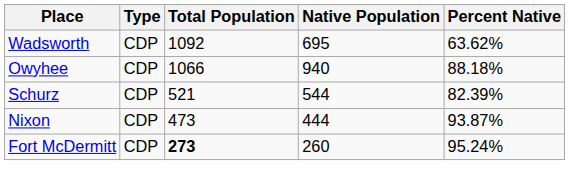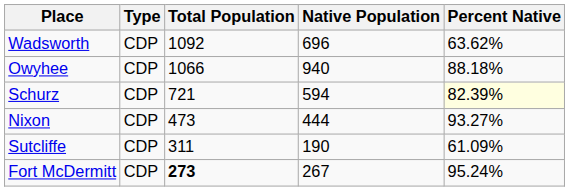(316, 43) 695 -> (316, 43) 696
(182, 95) 521 -> (182, 95) 721
(316, 95) 544 -> (316, 95) 594
(475, 95) no background -> (475, 95) lightyellow background
(475, 120) 93.87% -> (475, 120) 93.27%
+ row: (37, 146)
(316, 146) 260 -> (316, 172) 267
